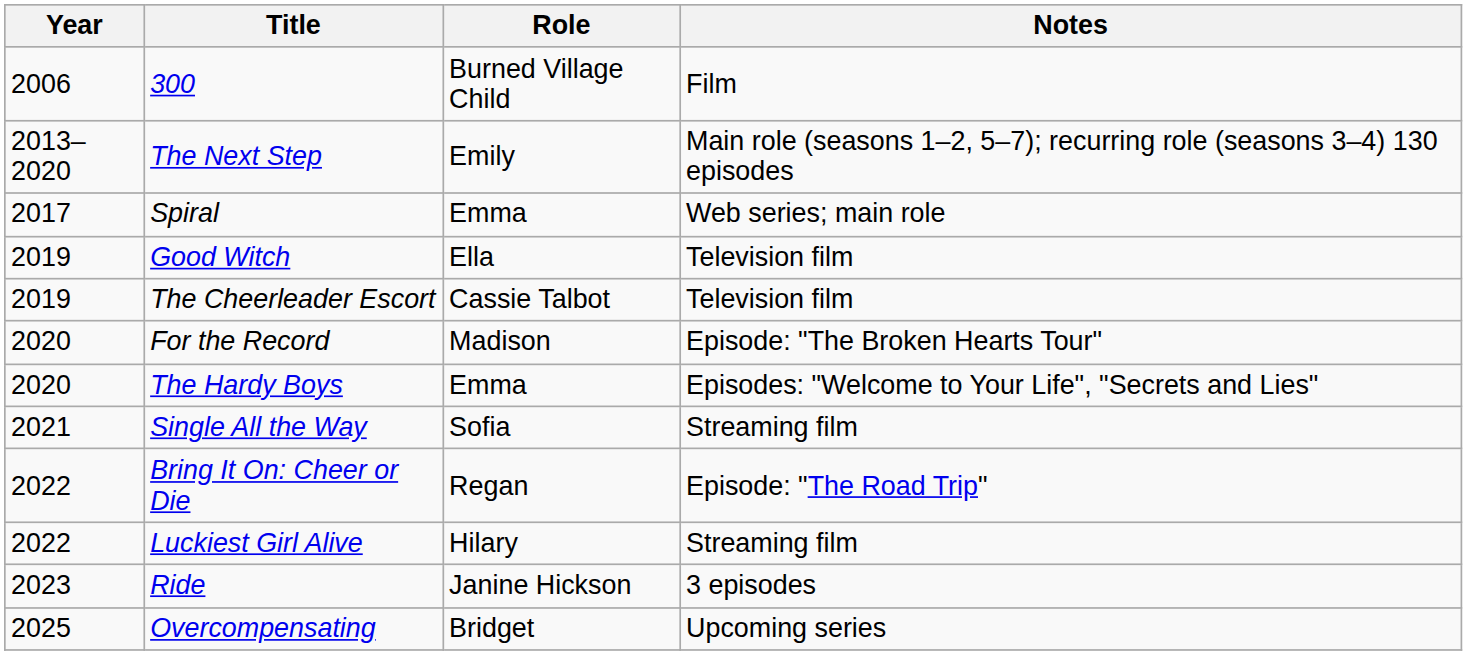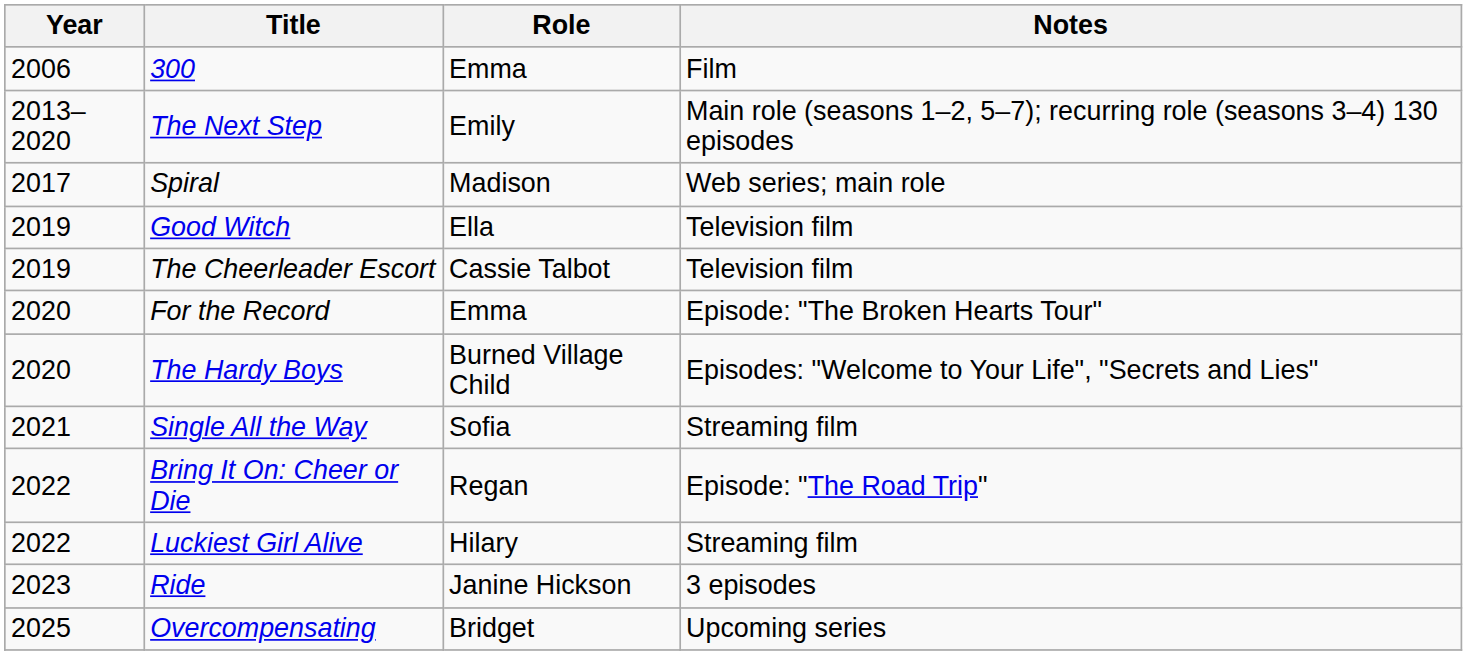(536, 83) Burned Village Child -> (488, 68) Emma
(488, 214) Emma -> (500, 183) Madison
(500, 342) Madison -> (488, 311) Emma
(488, 384) Emma -> (536, 369) Burned Village Child
